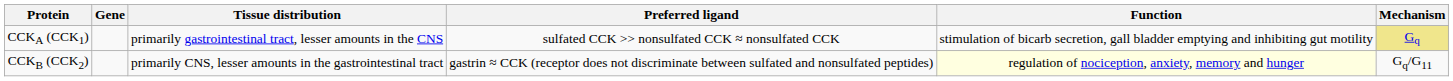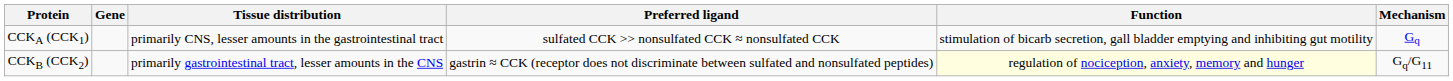(287, 38) primarily gastrointestinal tract, lesser amounts in the CNS -> (287, 38) primarily CNS, lesser amounts in the gastrointestinal tract
(1412, 38) khaki background -> (1412, 38) no background
(287, 63) primarily CNS, lesser amounts in the gastrointestinal tract -> (287, 63) primarily gastrointestinal tract, lesser amounts in the CNS
